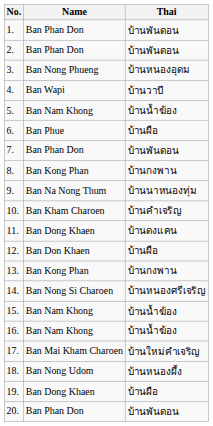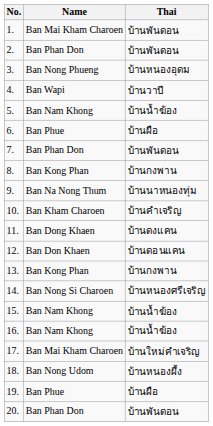(55, 30) Ban Phan Don -> (74, 30) Ban Mai Kham Charoen
(143, 251) บ้านผือ -> (156, 251) บ้านดอนแคน
(60, 391) Ban Dong Khaen -> (45, 391) Ban Phue
